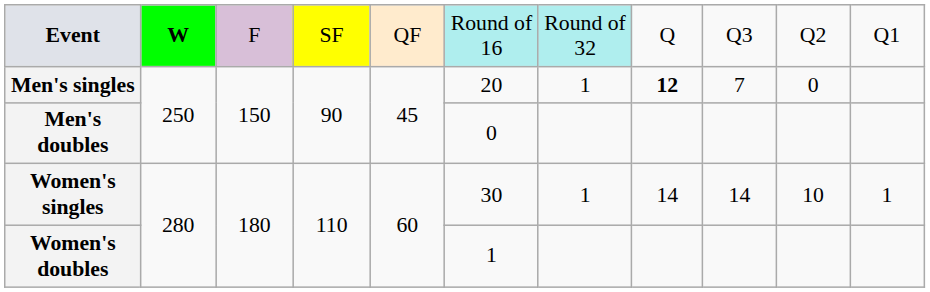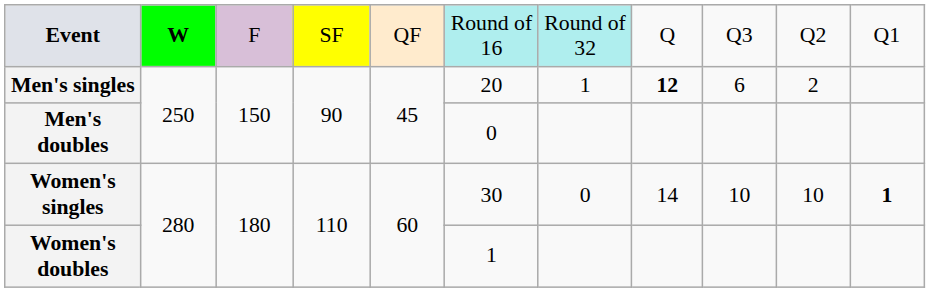(739, 84) 7 -> (739, 84) 6
(813, 84) 0 -> (813, 84) 2
(585, 194) 1 -> (585, 194) 0
(739, 194) 14 -> (739, 194) 10
(887, 194) normal -> (887, 194) bold
